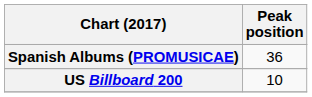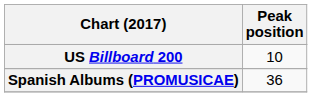rows swapped: (123, 56) <-> (123, 80)
